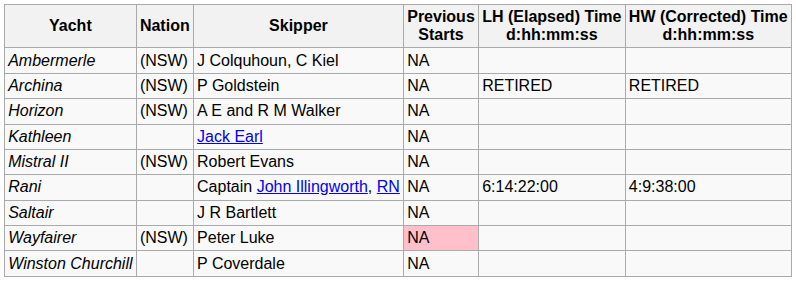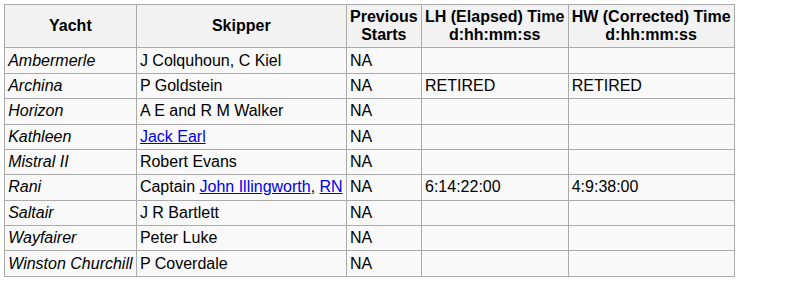- column: (165, 26)
(418, 238) pink background -> (361, 238) no background
